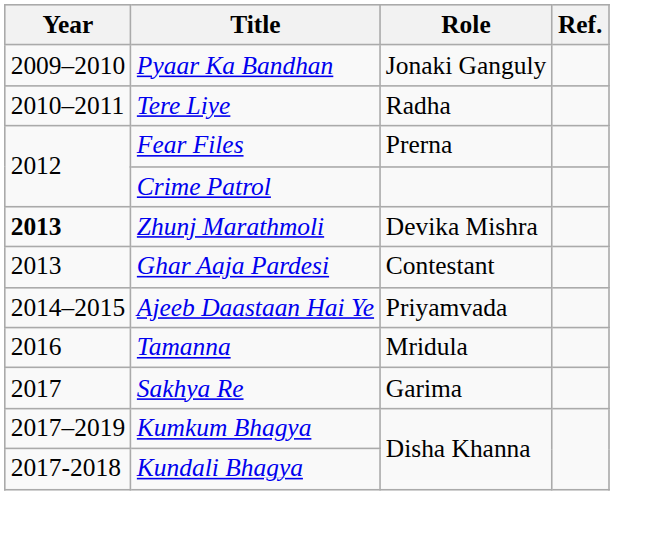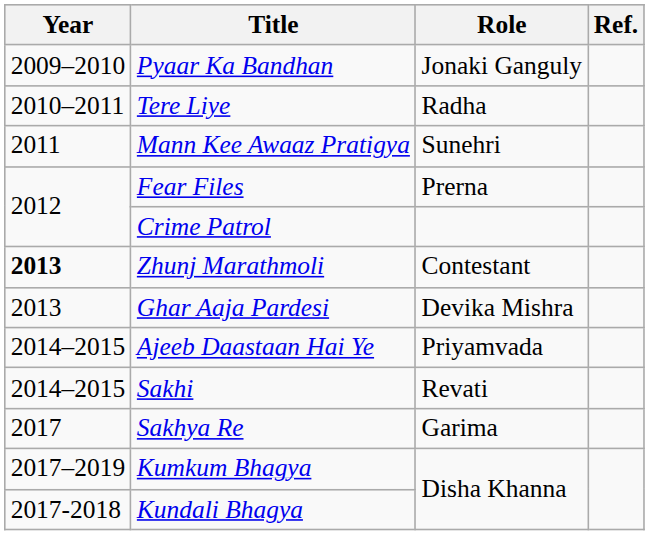+ row: (273, 145)
(462, 226) Devika Mishra -> (476, 266) Contestant
(440, 266) Contestant -> (498, 307) Devika Mishra
+ row: (165, 387)
- row: (184, 347)
